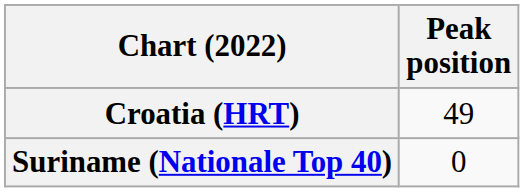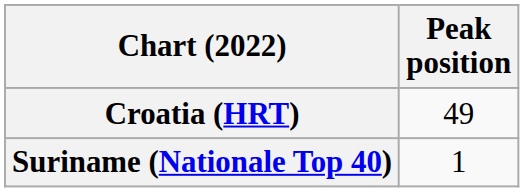(459, 161) 0 -> (459, 161) 1
